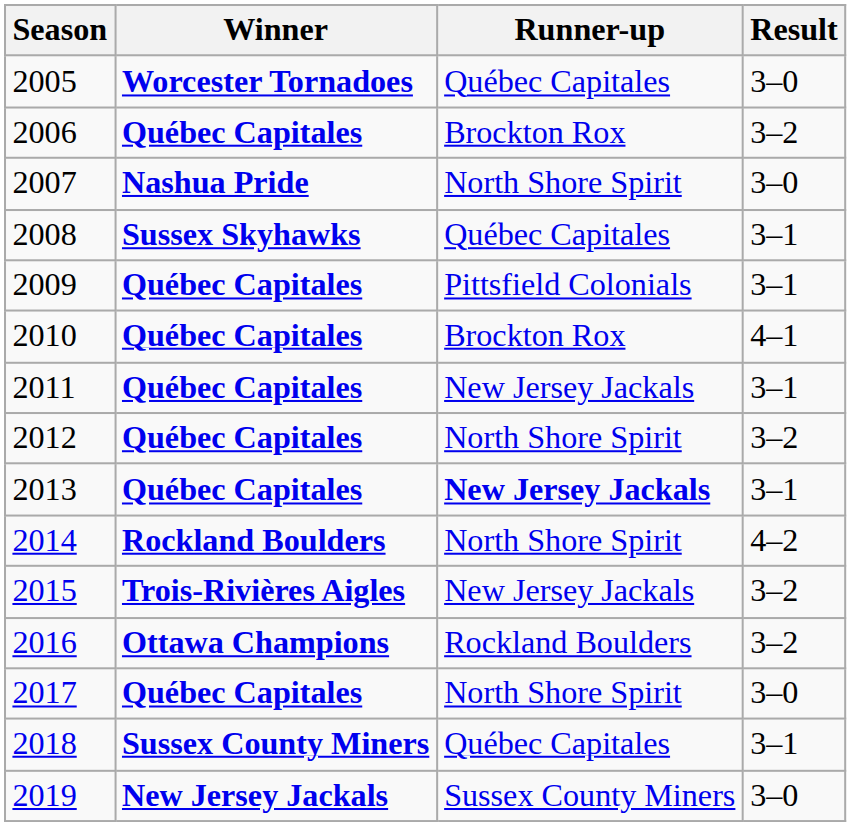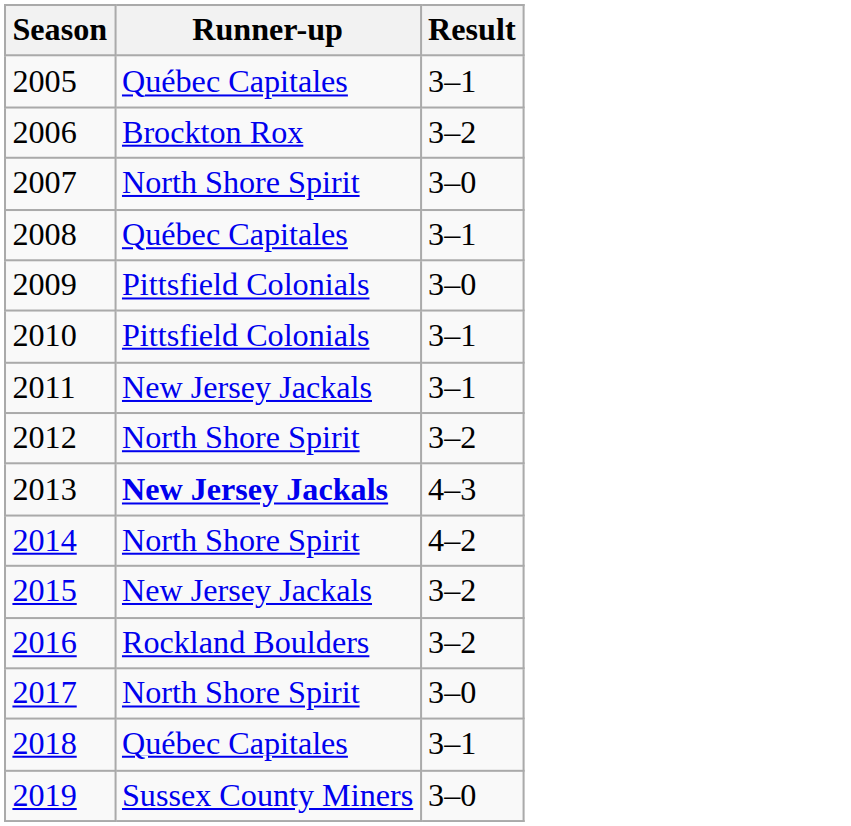- column: (276, 30)
(774, 81) 3–0 -> (452, 81) 3–1
(774, 285) 3–1 -> (452, 285) 3–0
(535, 336) Brockton Rox -> (246, 336) Pittsfield Colonials
(774, 336) 4–1 -> (452, 336) 3–1
(774, 489) 3–1 -> (452, 489) 4–3
